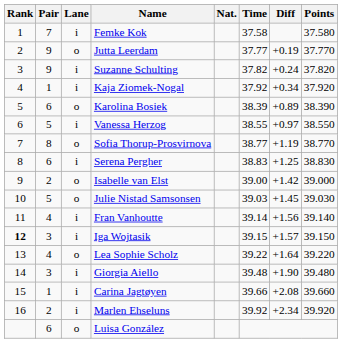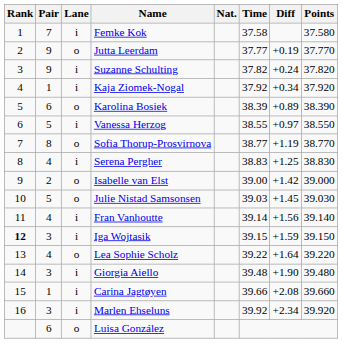(49, 162) 6 -> (49, 162) 4
(286, 236) +1.57 -> (286, 236) +1.59
(49, 310) 2 -> (49, 310) 3
